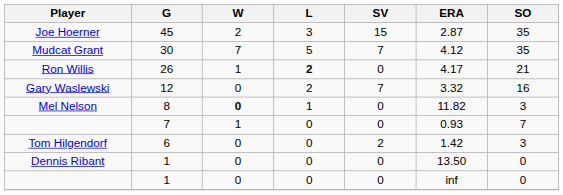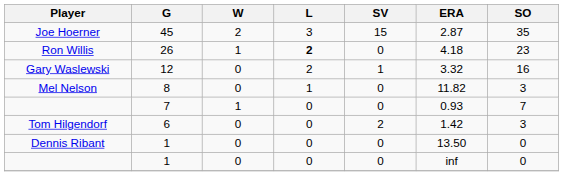- row: (68, 50)
(452, 69) 4.17 -> (452, 50) 4.18
(523, 69) 21 -> (523, 50) 23
(380, 87) 7 -> (380, 69) 1
(238, 106) bold -> (238, 87) normal
